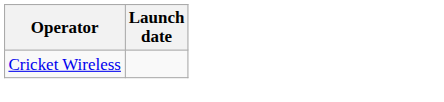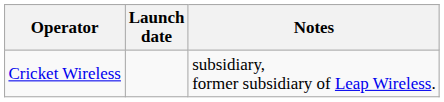+ column: (314, 27)
